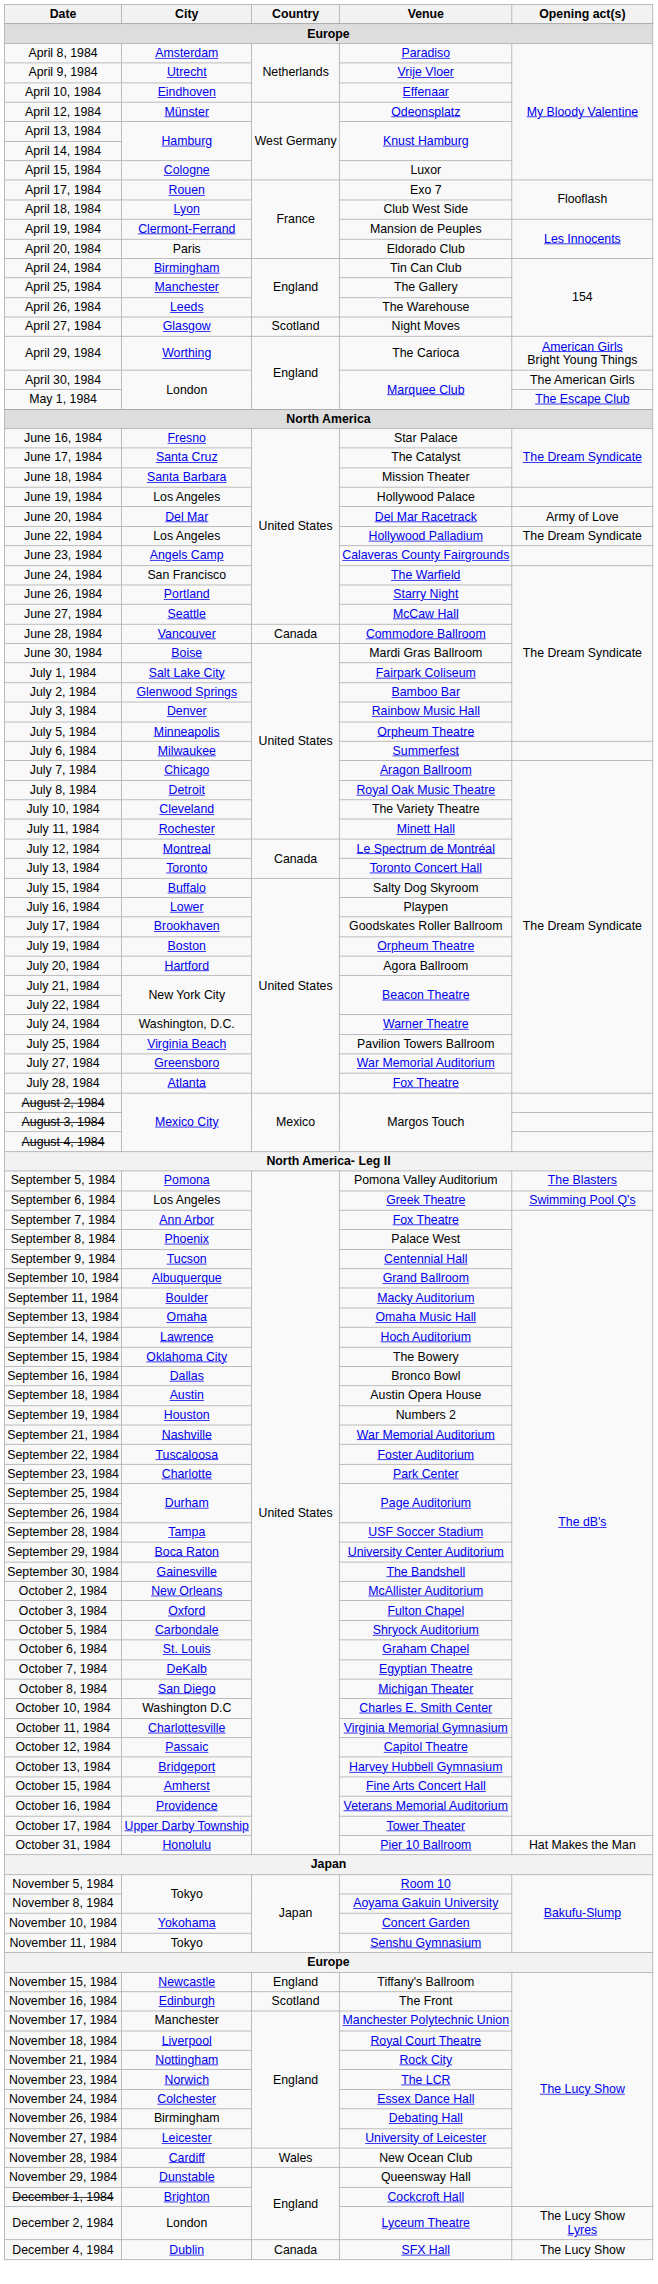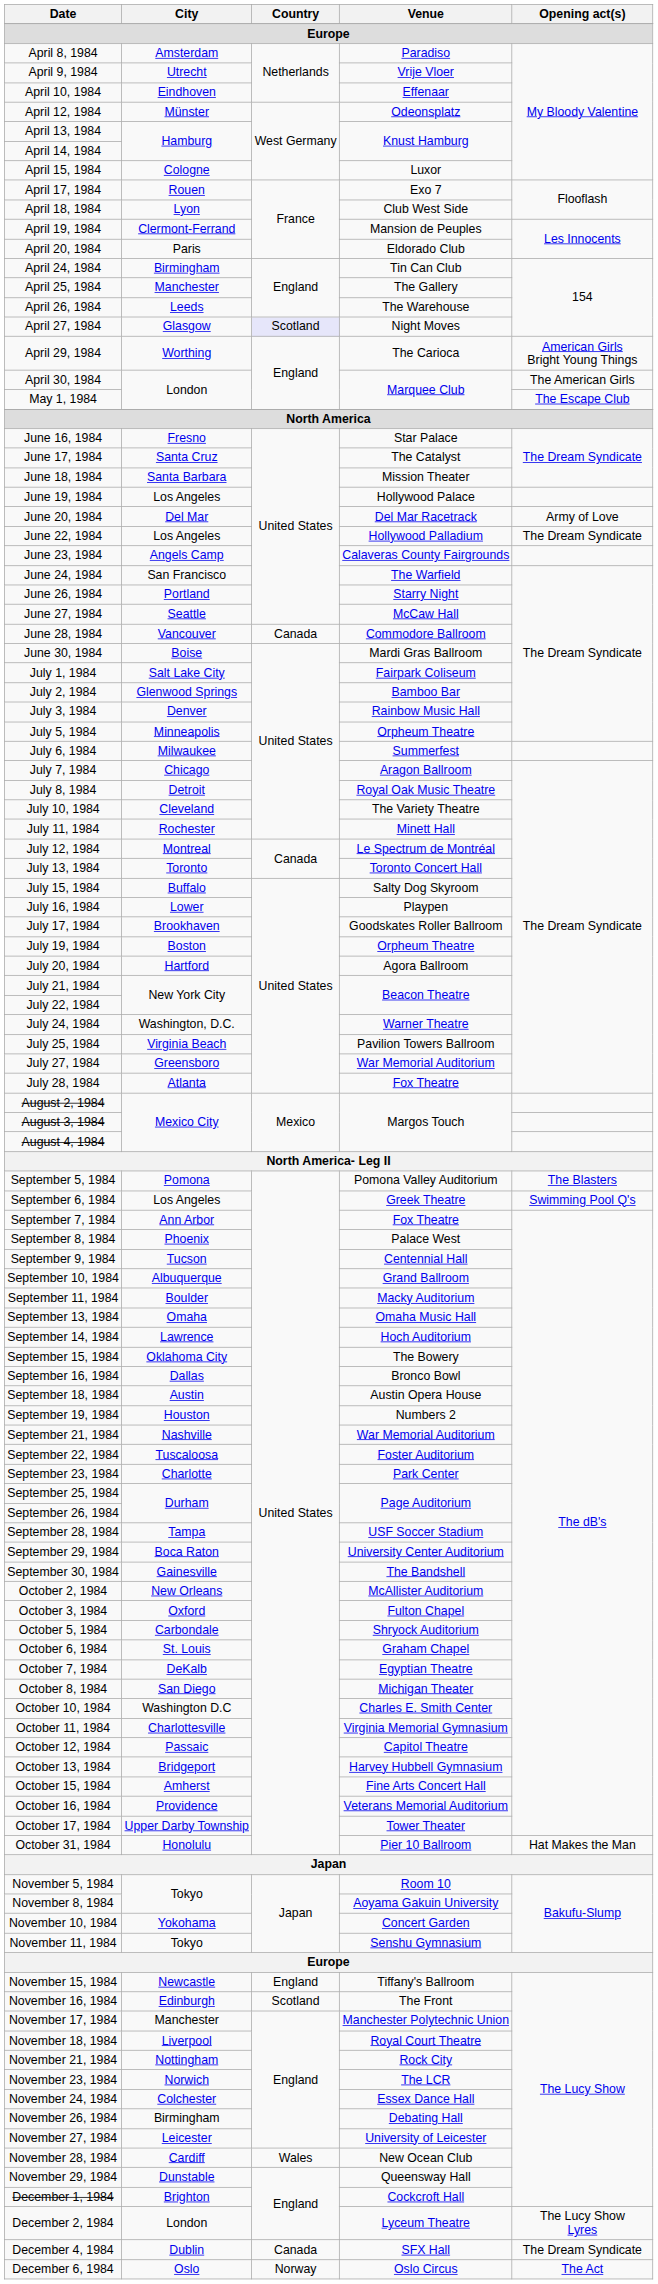(296, 326) no background -> (296, 326) lavender background
(582, 2249) The Lucy Show -> (582, 2249) The Dream Syndicate
+ row: (63, 2269)
